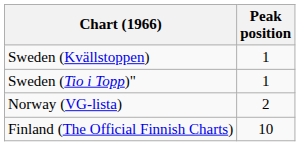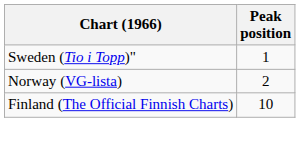- row: (79, 57)
